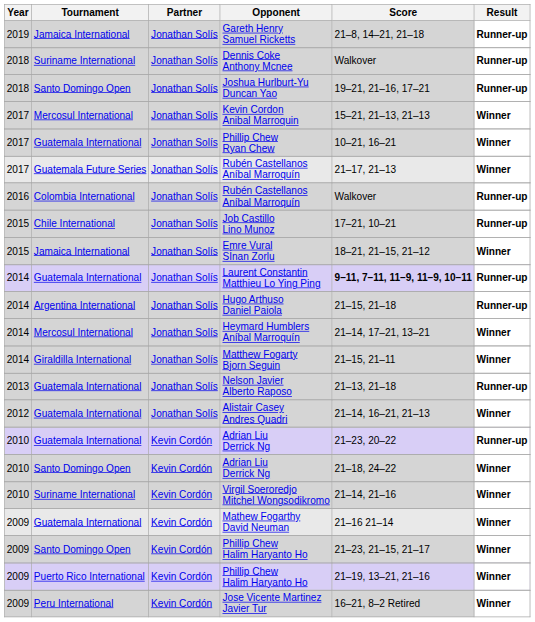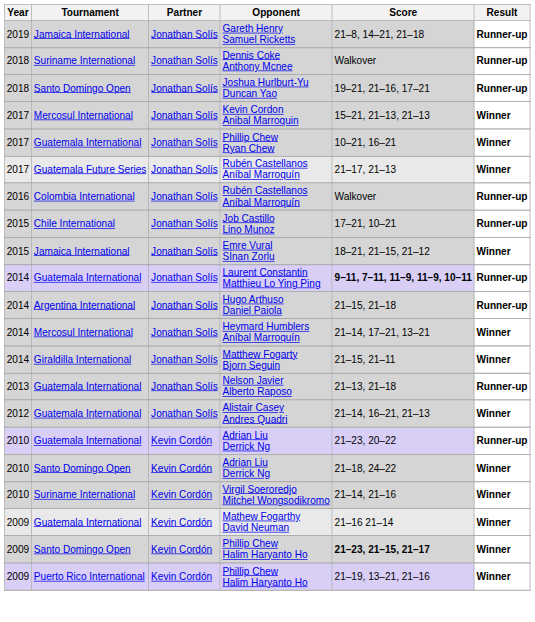(382, 550) normal -> (382, 550) bold
- row: (74, 604)
